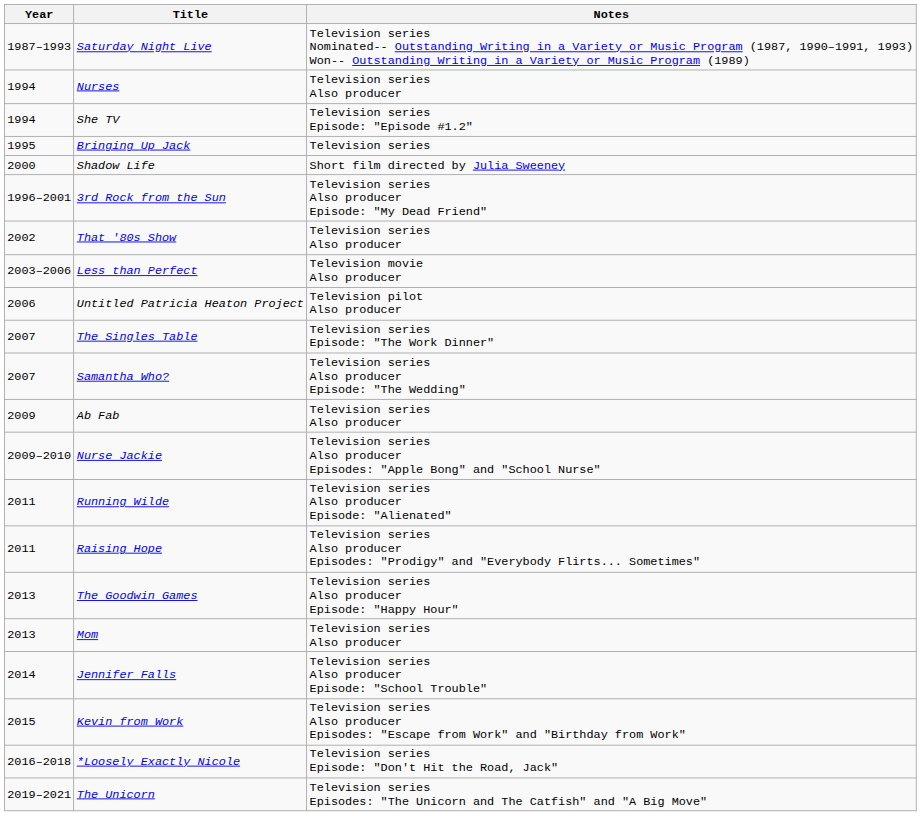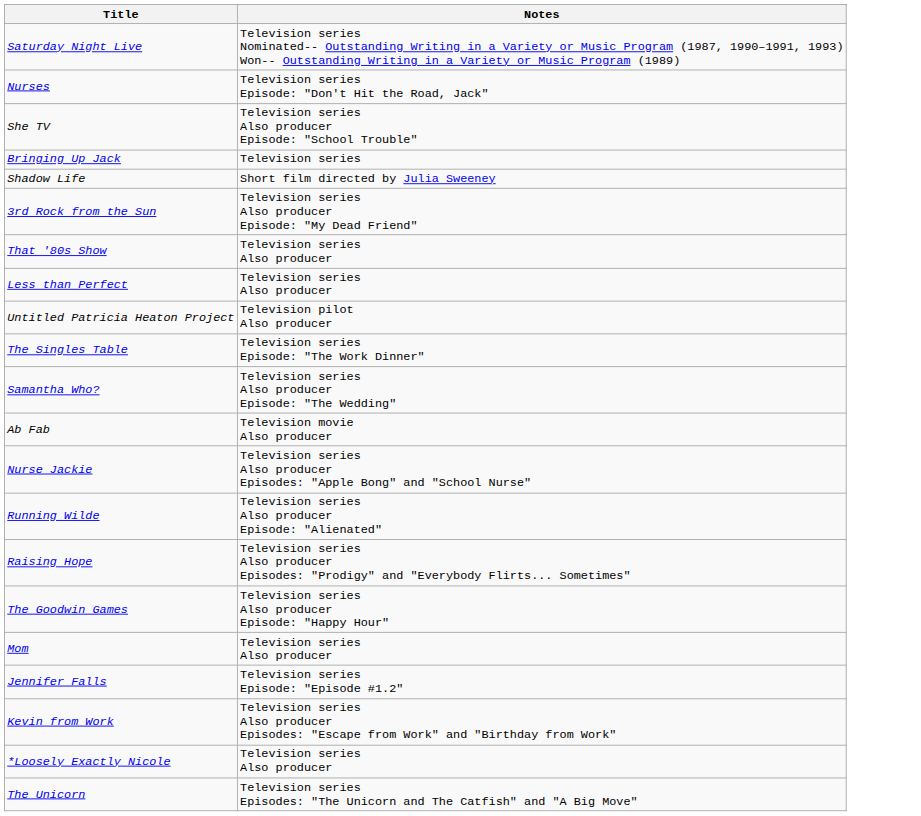- column: (39, 14)
(370, 87) Television series Also producer -> (364, 87) Television series Episode: "Don't Hit the Road, Jack"
(391, 120) Television series Episode: "Episode #1.2" -> (329, 127) Television series Also producer Episode: "School Trouble"
(366, 271) Television movie Also producer -> (300, 284) Television series Also producer
(370, 416) Television series Also producer -> (297, 430) Television movie Also producer
(398, 675) Television series Also producer Episode: "School Trouble" -> (322, 682) Television series Episode: "Episode #1.2"
(434, 761) Television series Episode: "Don't Hit the Road, Jack" -> (300, 761) Television series Also producer
